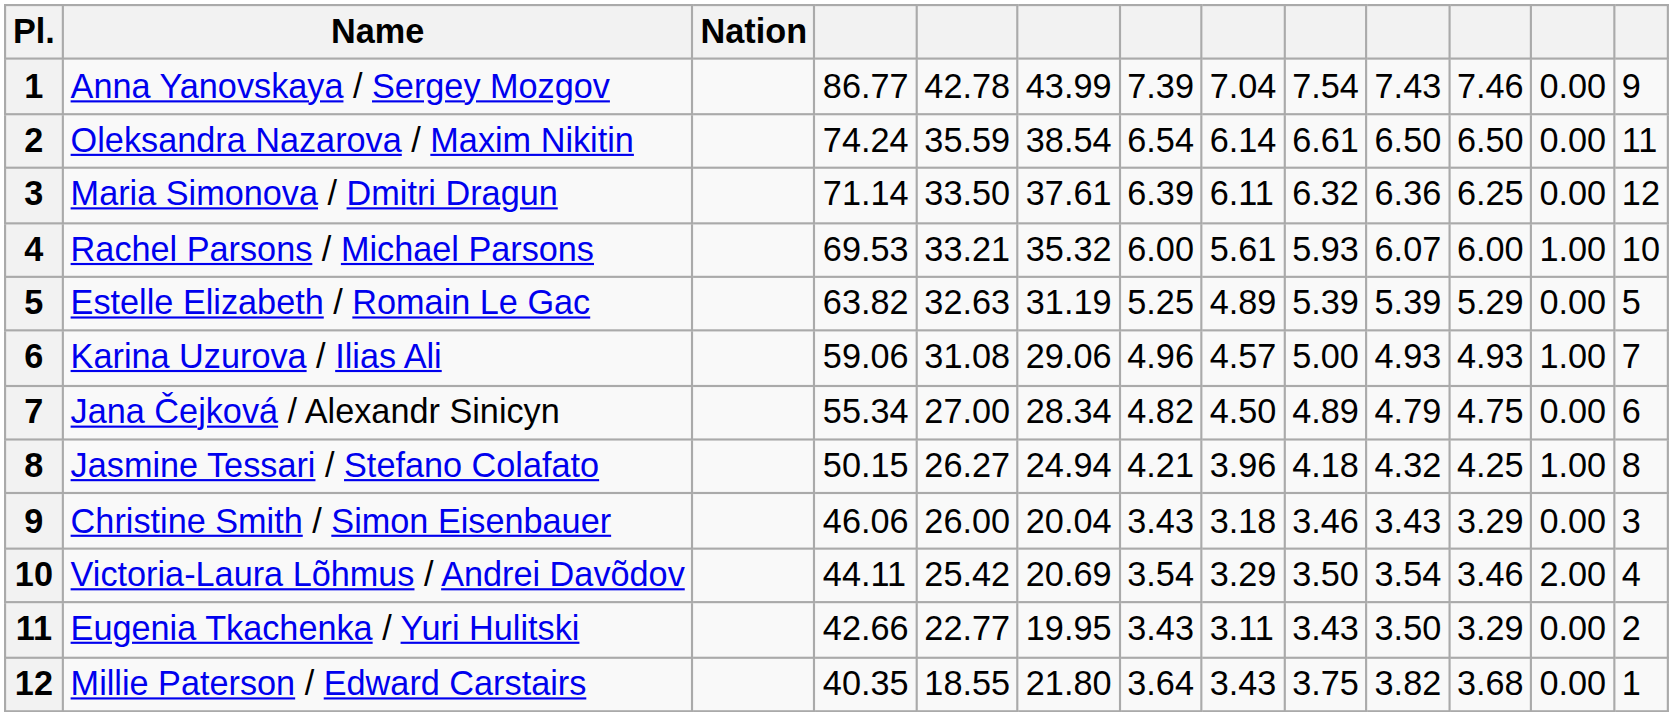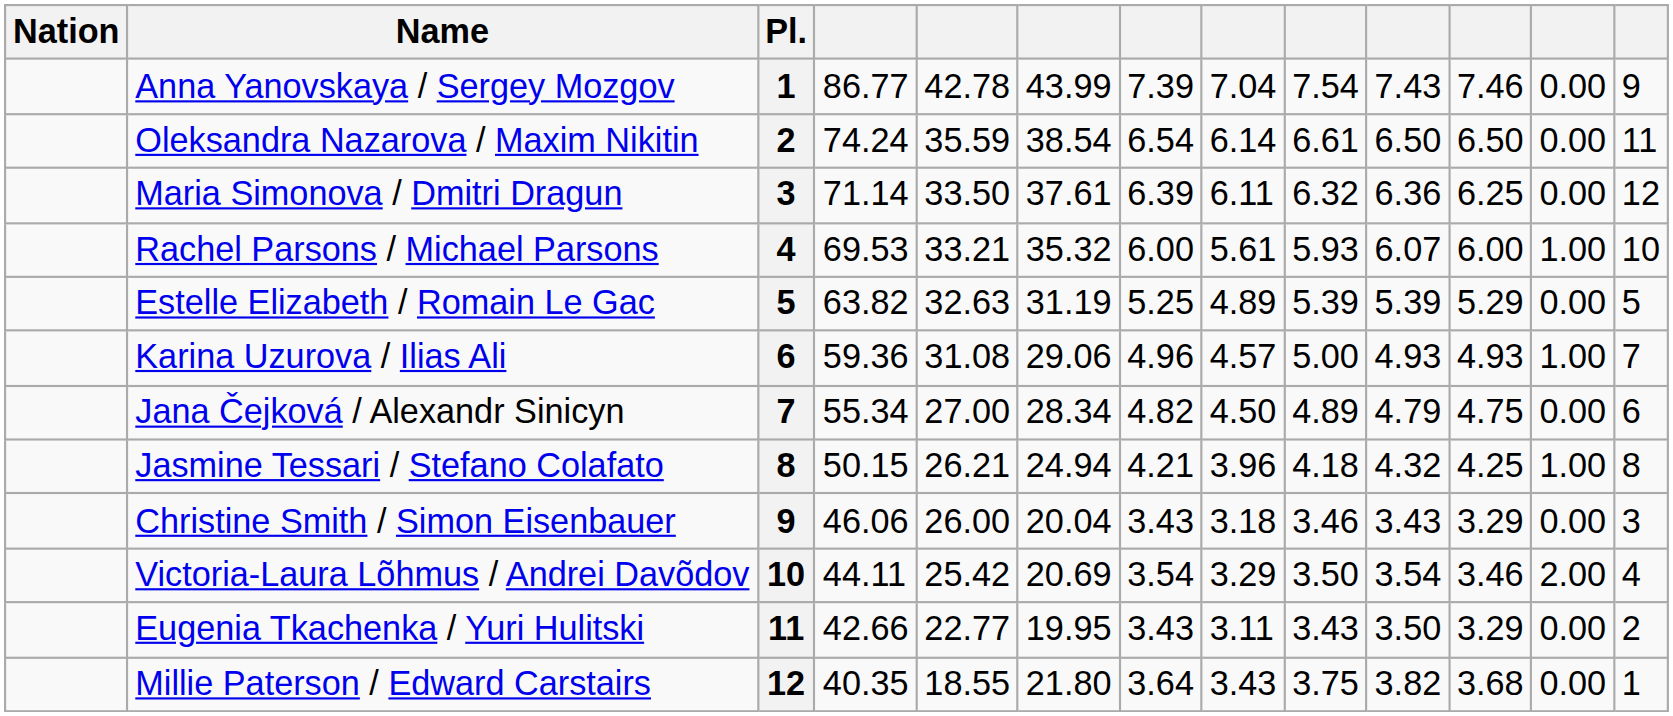columns swapped: (34, 31) <-> (754, 31)
(866, 357) 59.06 -> (866, 357) 59.36
(967, 466) 26.27 -> (967, 466) 26.21
